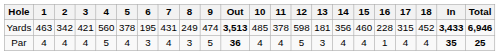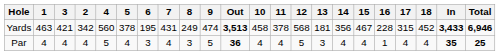columns swapped: (65, 12) <-> (86, 12)
(260, 27) 485 -> (260, 27) 458
(302, 27) 598 -> (302, 27) 568
(364, 27) 460 -> (364, 27) 467
